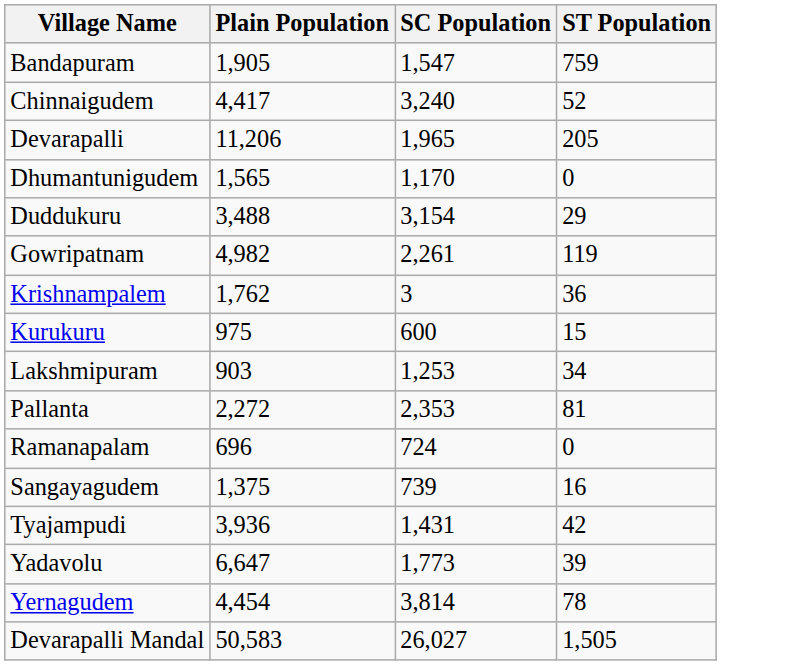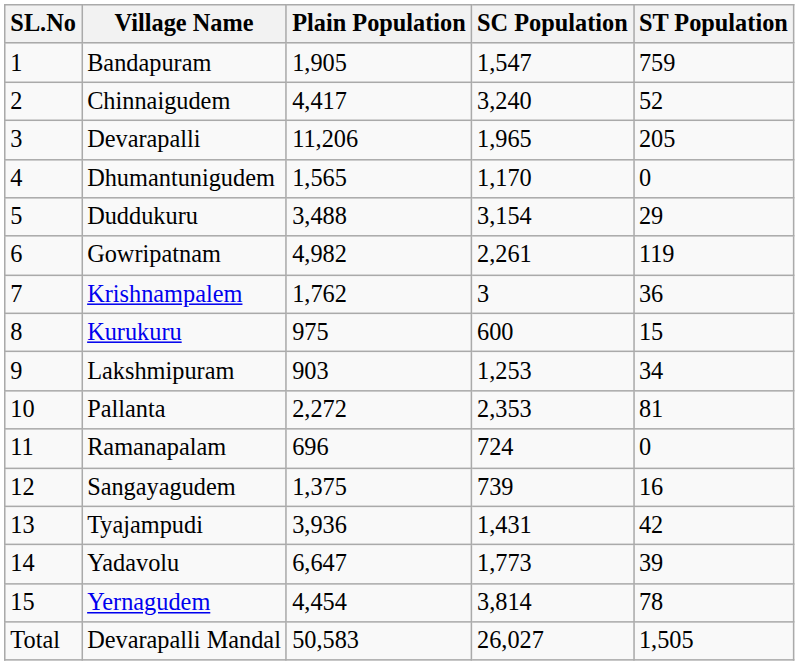+ column: (43, 23)
